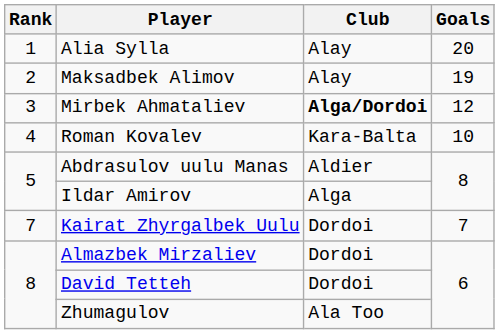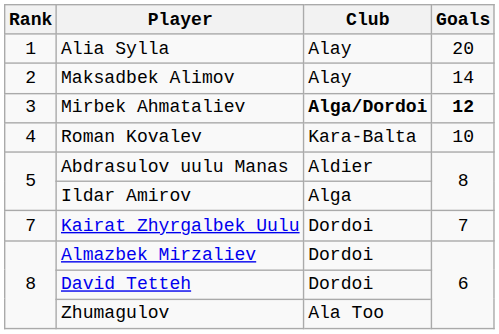(463, 78) 19 -> (463, 78) 14
(463, 108) normal -> (463, 108) bold
